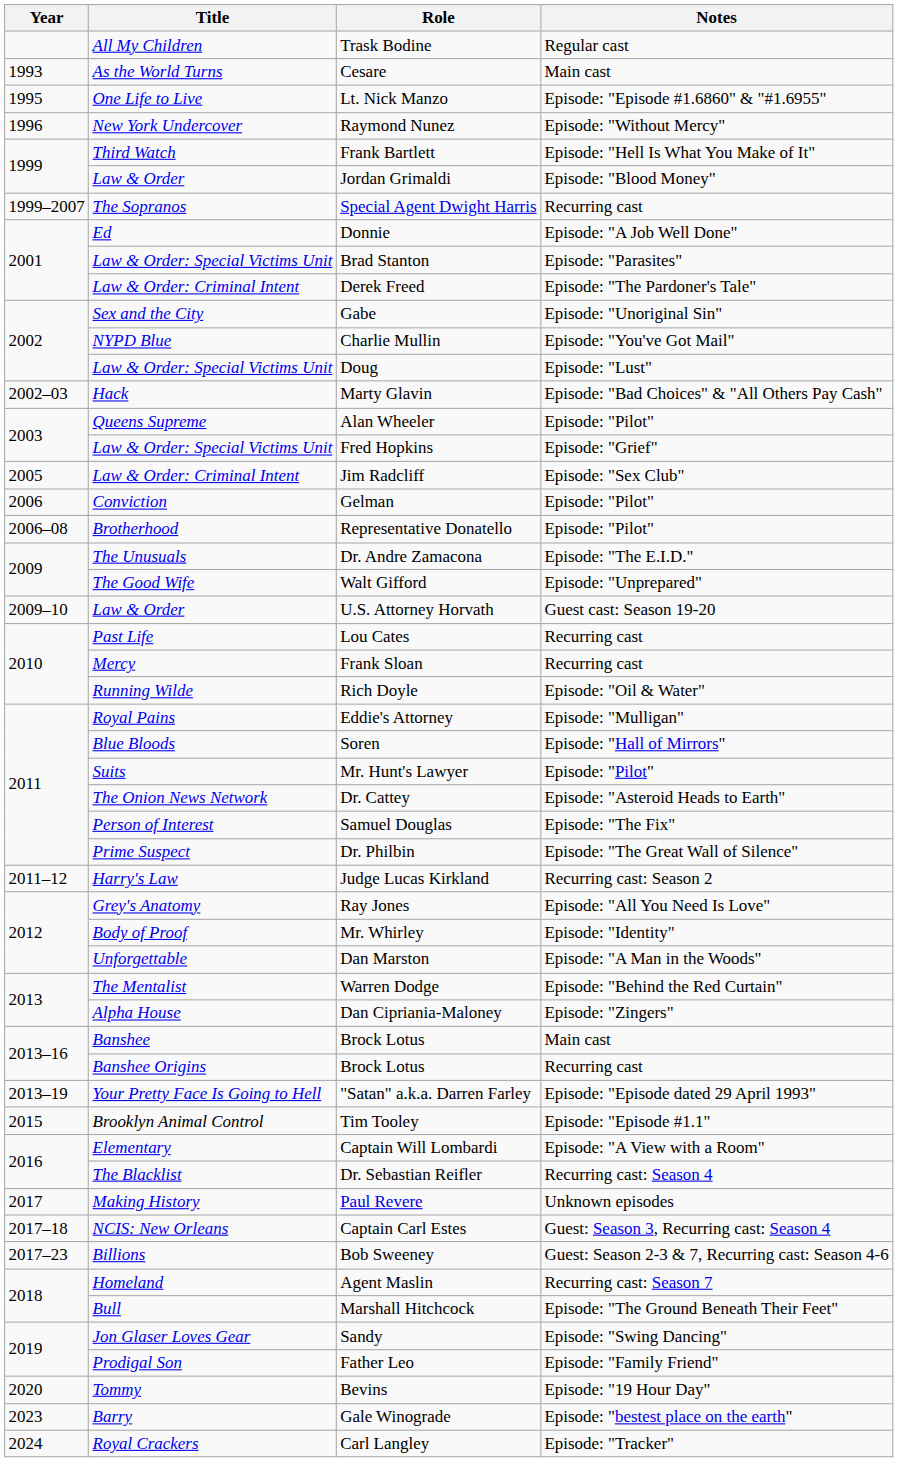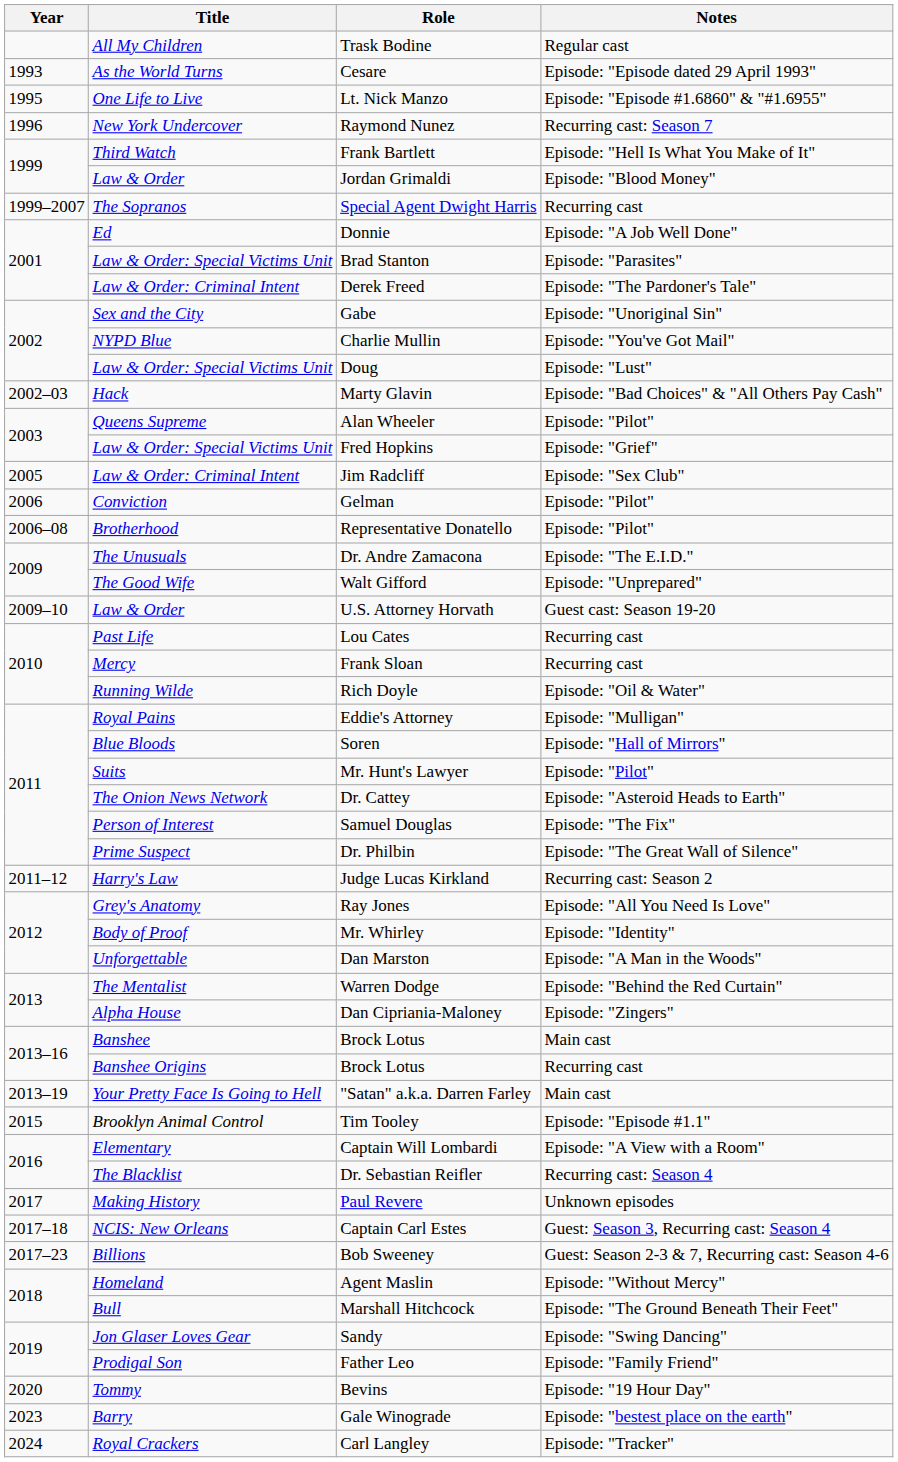(578, 71) Main cast -> (680, 71) Episode: "Episode dated 29 April 1993"
(635, 125) Episode: "Without Mercy" -> (628, 125) Recurring cast: Season 7
(680, 1093) Episode: "Episode dated 29 April 1993" -> (578, 1093) Main cast
(628, 1282) Recurring cast: Season 7 -> (635, 1282) Episode: "Without Mercy"
